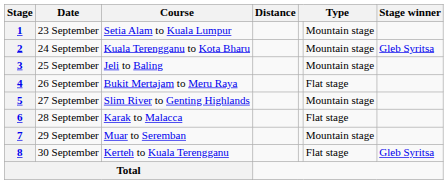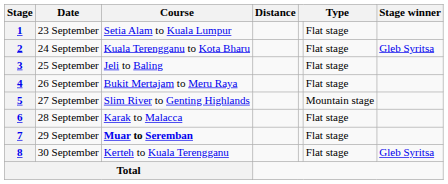(340, 30) Mountain stage -> (327, 30) Flat stage
(340, 48) Mountain stage -> (327, 48) Flat stage
(340, 65) Mountain stage -> (327, 65) Flat stage
(145, 135) normal -> (148, 135) bold
(340, 135) Mountain stage -> (327, 135) Flat stage
